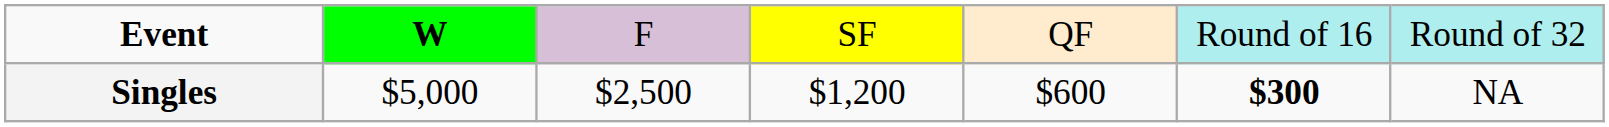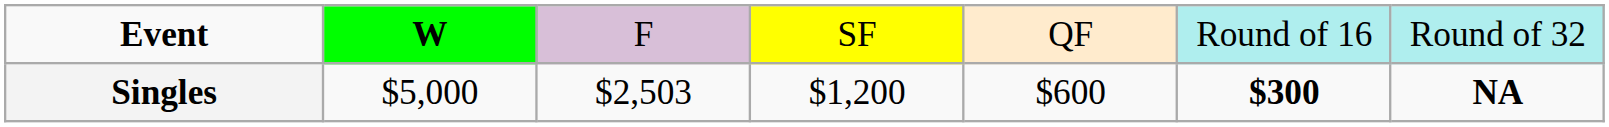(644, 91) $2,500 -> (644, 91) $2,503
(1498, 91) normal -> (1498, 91) bold
